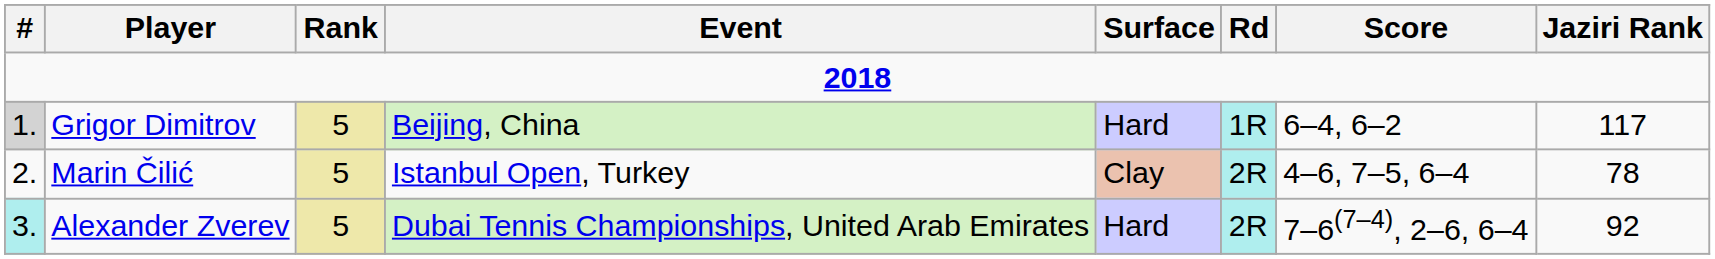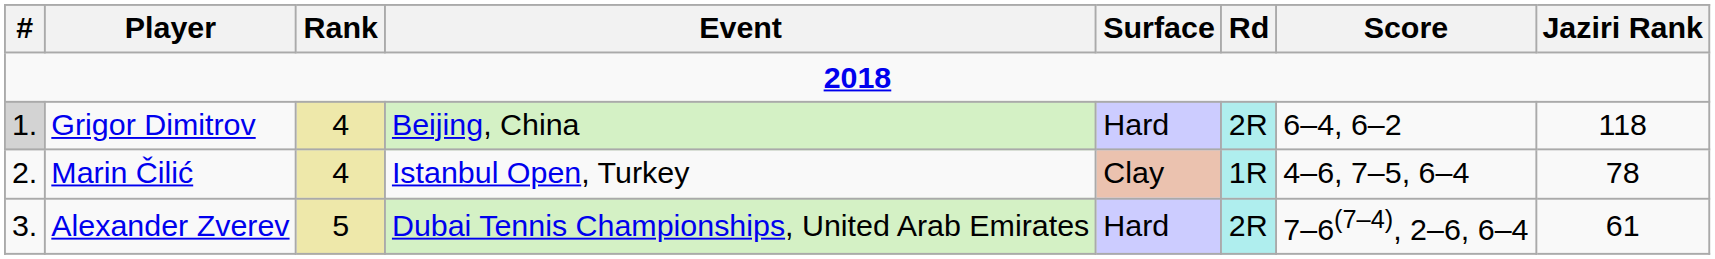(341, 125) 5 -> (341, 125) 4
(1248, 125) 1R -> (1248, 125) 2R
(1623, 125) 117 -> (1623, 125) 118
(341, 173) 5 -> (341, 173) 4
(1248, 173) 2R -> (1248, 173) 1R
(25, 225) paleturquoise background -> (25, 225) no background
(1623, 225) 92 -> (1623, 225) 61
